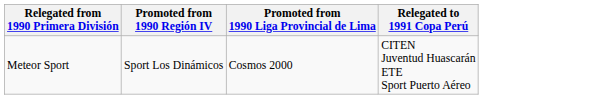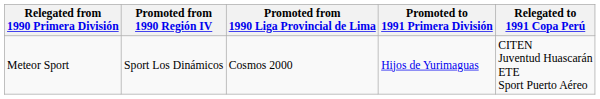+ column: (437, 20)
